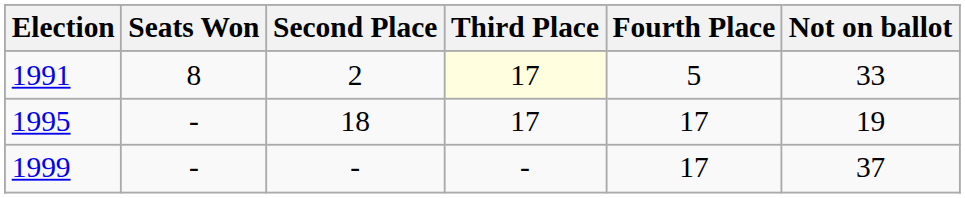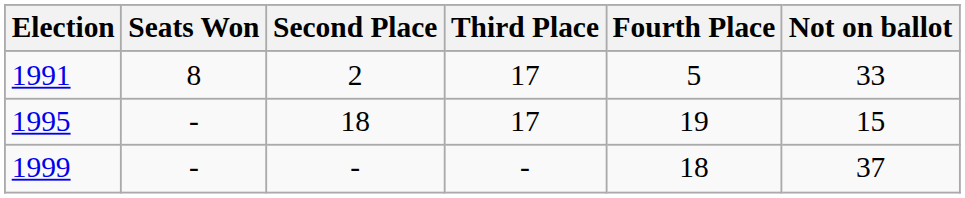(525, 74) lightyellow background -> (525, 74) no background
(694, 121) 17 -> (694, 121) 19
(871, 121) 19 -> (871, 121) 15
(694, 167) 17 -> (694, 167) 18
